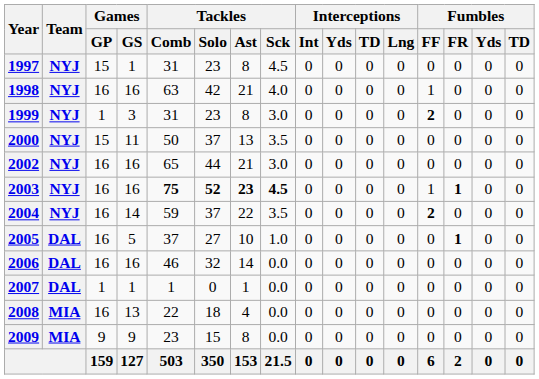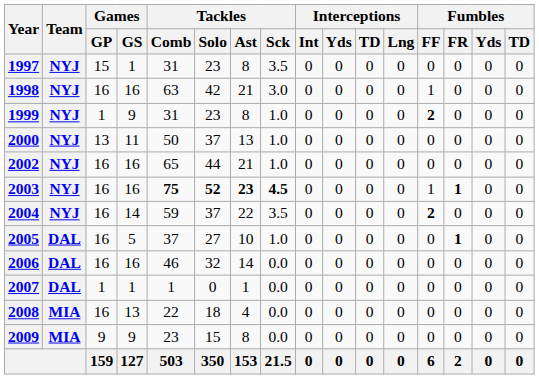(278, 66) 4.5 -> (278, 66) 3.5
(278, 90) 4.0 -> (278, 90) 3.0
(132, 115) 3 -> (132, 115) 9
(278, 115) 3.0 -> (278, 115) 1.0
(102, 139) 15 -> (102, 139) 13
(278, 139) 3.5 -> (278, 139) 1.0
(278, 164) 3.0 -> (278, 164) 1.0
